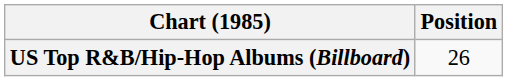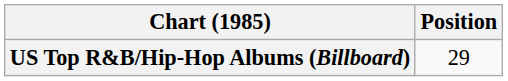(459, 57) 26 -> (459, 57) 29
